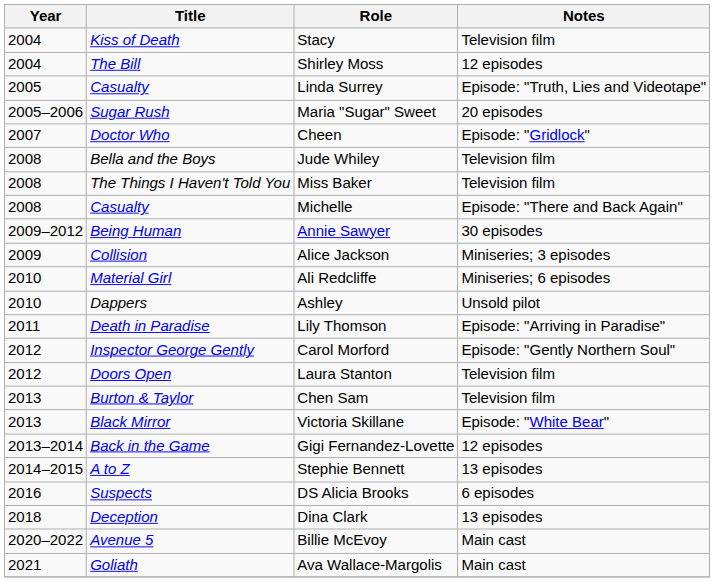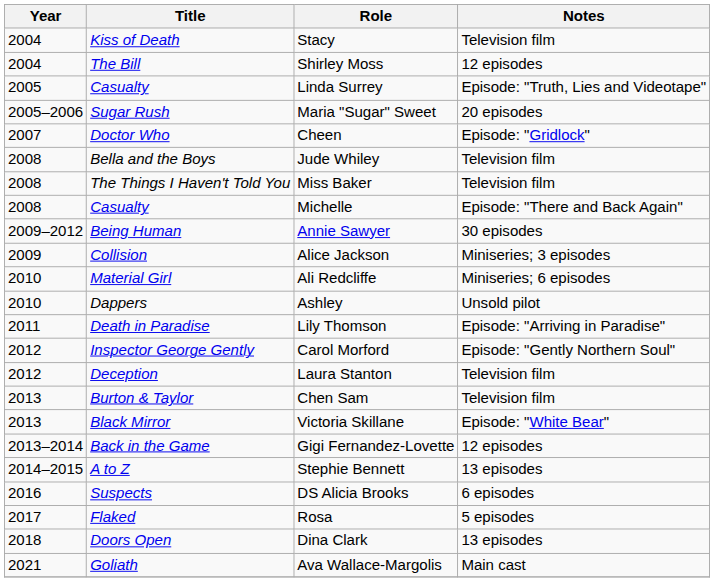(131, 374) Doors Open -> (124, 374) Deception
+ row: (315, 517)
(124, 517) Deception -> (131, 541) Doors Open
- row: (342, 541)
